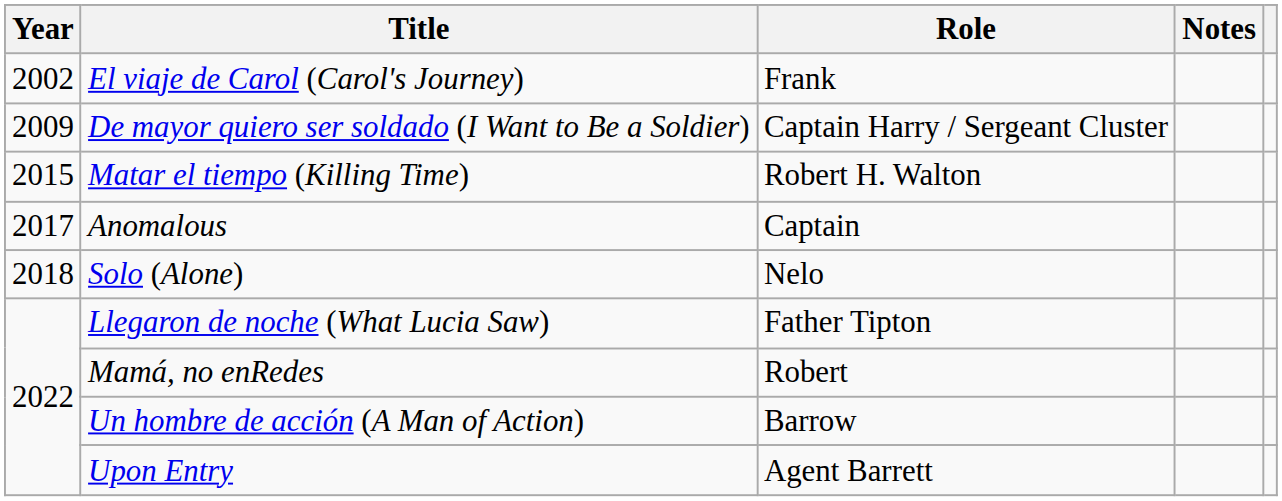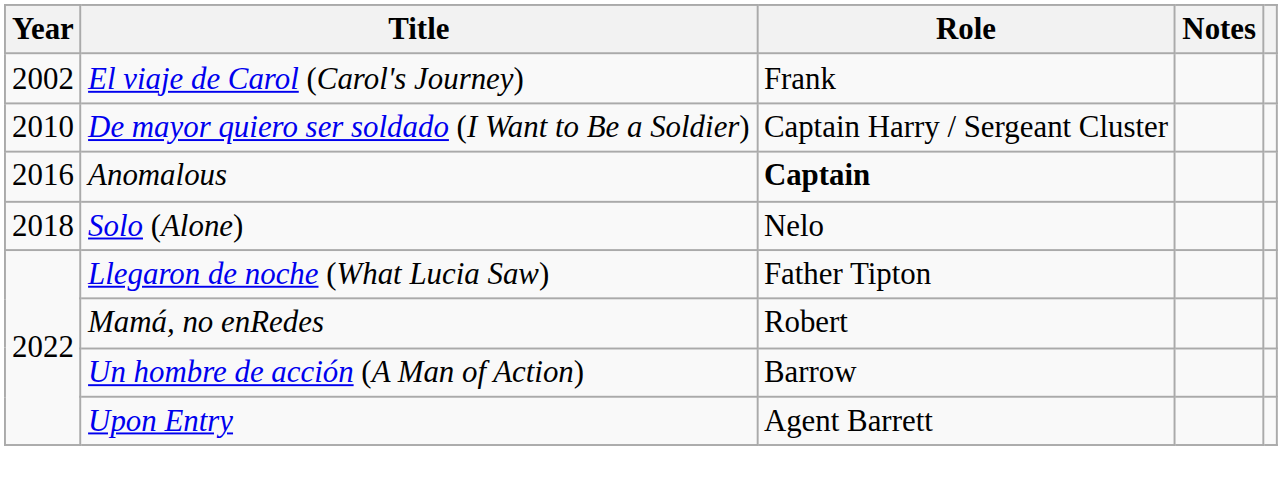(43, 126) 2009 -> (43, 126) 2010
- row: (278, 175)
(43, 224) 2017 -> (43, 175) 2016
(812, 224) normal -> (817, 175) bold
